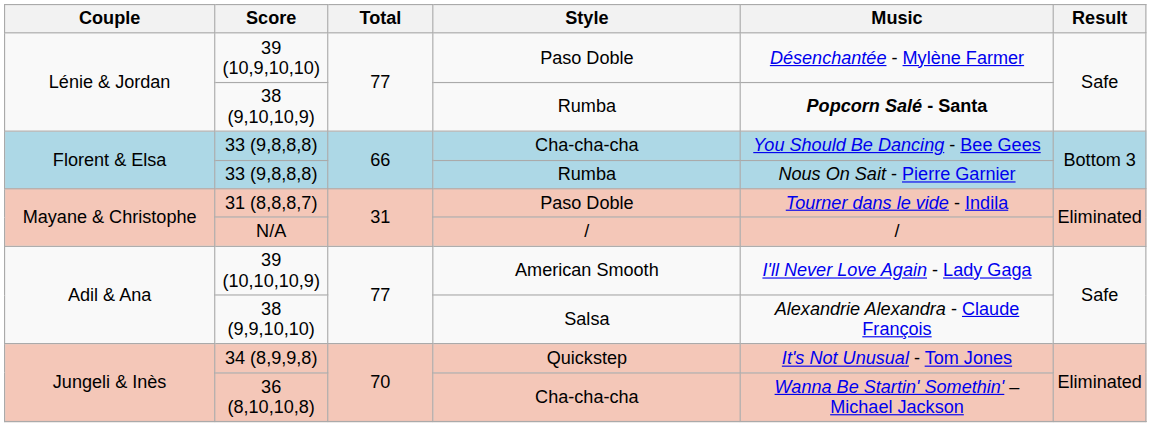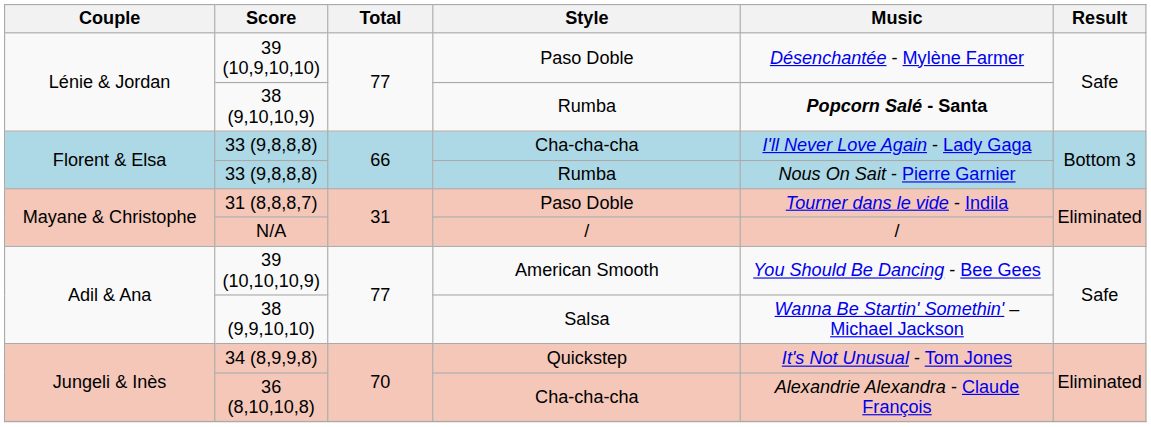(897, 145) You Should Be Dancing - Bee Gees -> (897, 145) I'll Never Love Again - Lady Gaga
(897, 270) I'll Never Love Again - Lady Gaga -> (897, 270) You Should Be Dancing - Bee Gees
(897, 319) Alexandrie Alexandra - Claude François -> (897, 319) Wanna Be Startin' Somethin' – Michael Jackson
(897, 397) Wanna Be Startin' Somethin' – Michael Jackson -> (897, 397) Alexandrie Alexandra - Claude François
